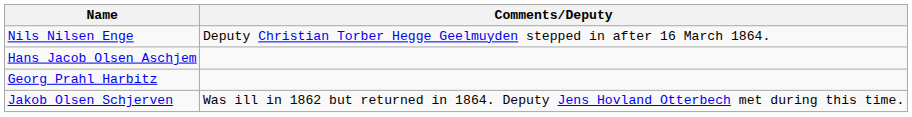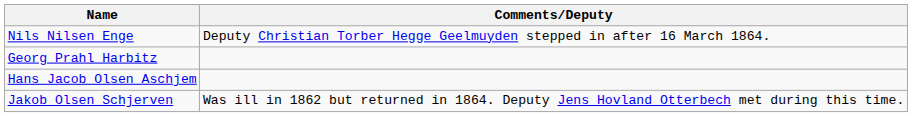rows swapped: (102, 58) <-> (82, 79)
